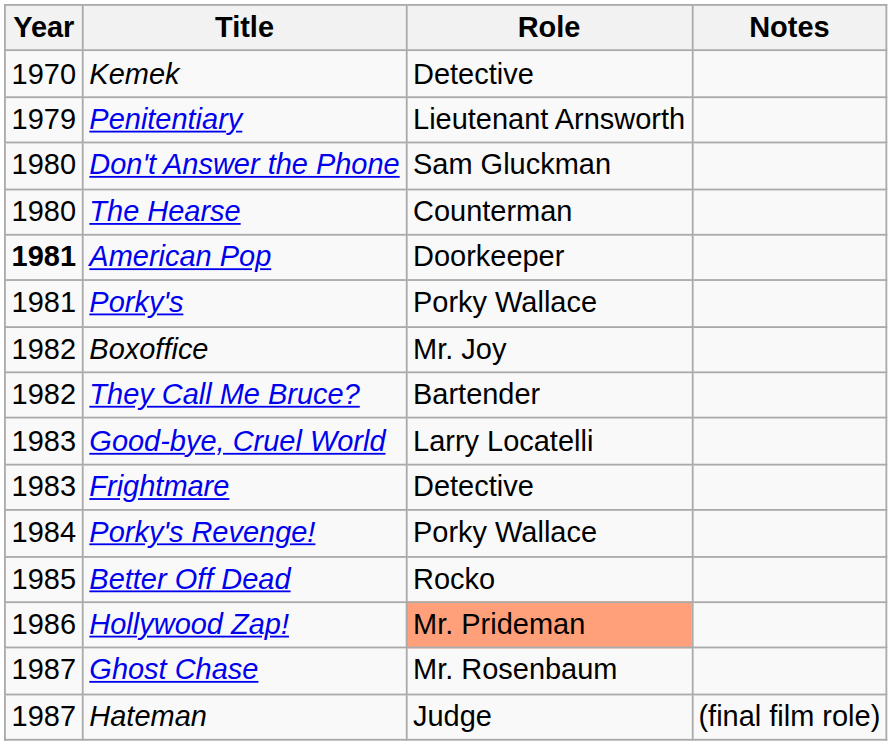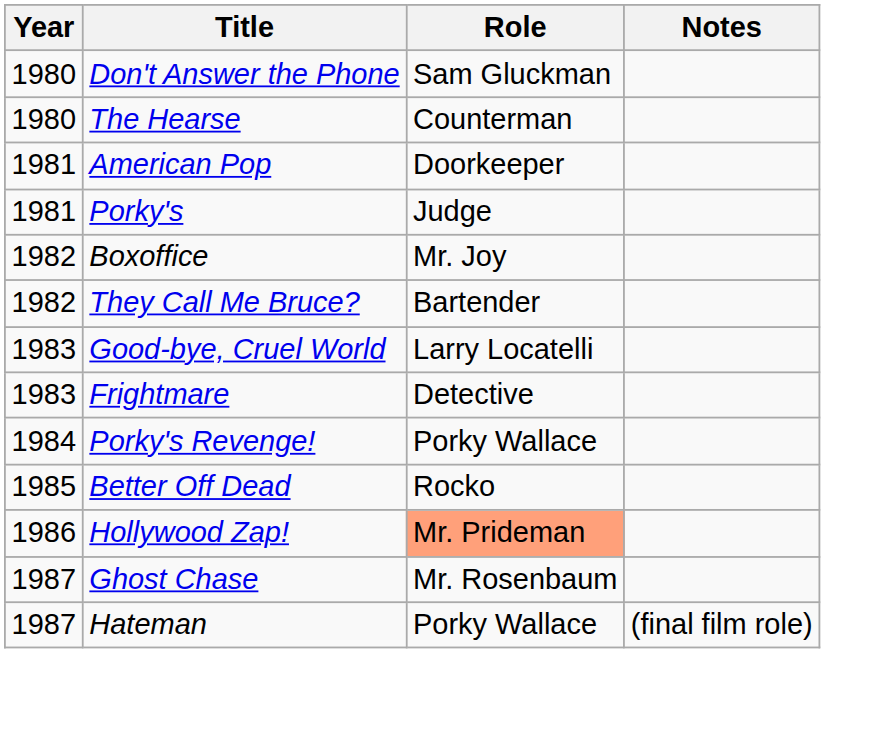- row: (134, 73)
- row: (166, 119)
(44, 257) bold -> (44, 165) normal
(505, 303) Porky Wallace -> (452, 211) Judge
(452, 716) Judge -> (505, 624) Porky Wallace
